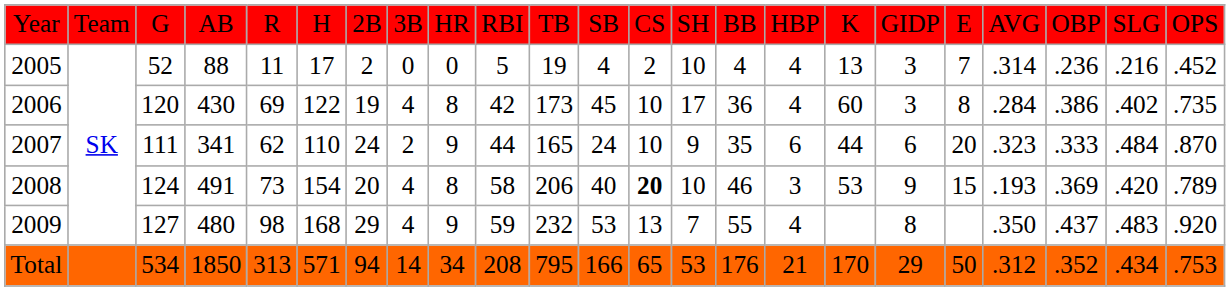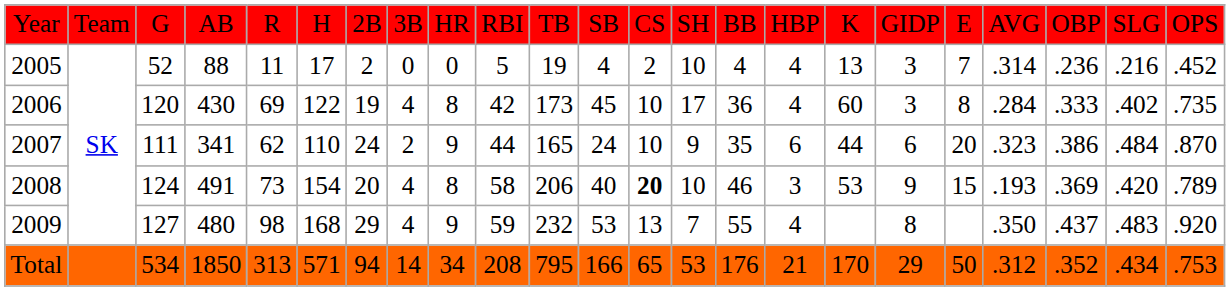(1076, 104) .386 -> (1076, 104) .333
(1076, 144) .333 -> (1076, 144) .386
